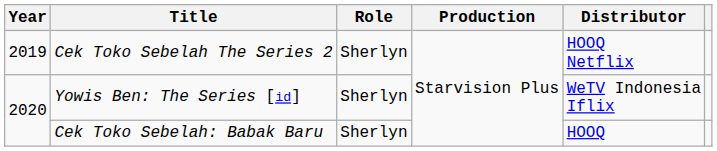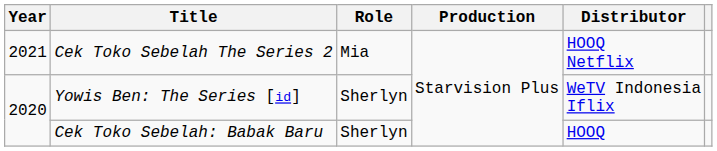(28, 53) 2019 -> (28, 53) 2021
(374, 53) Sherlyn -> (355, 53) Mia
